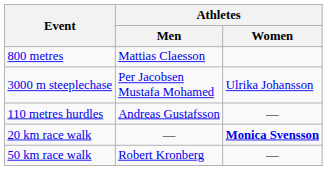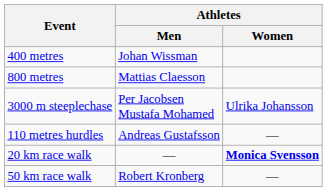+ row: (35, 57)
